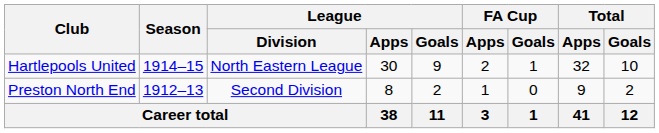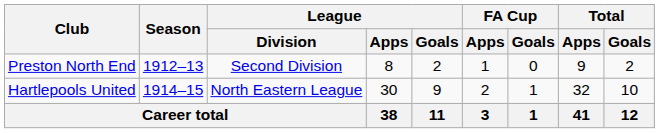rows swapped: (72, 90) <-> (72, 66)
